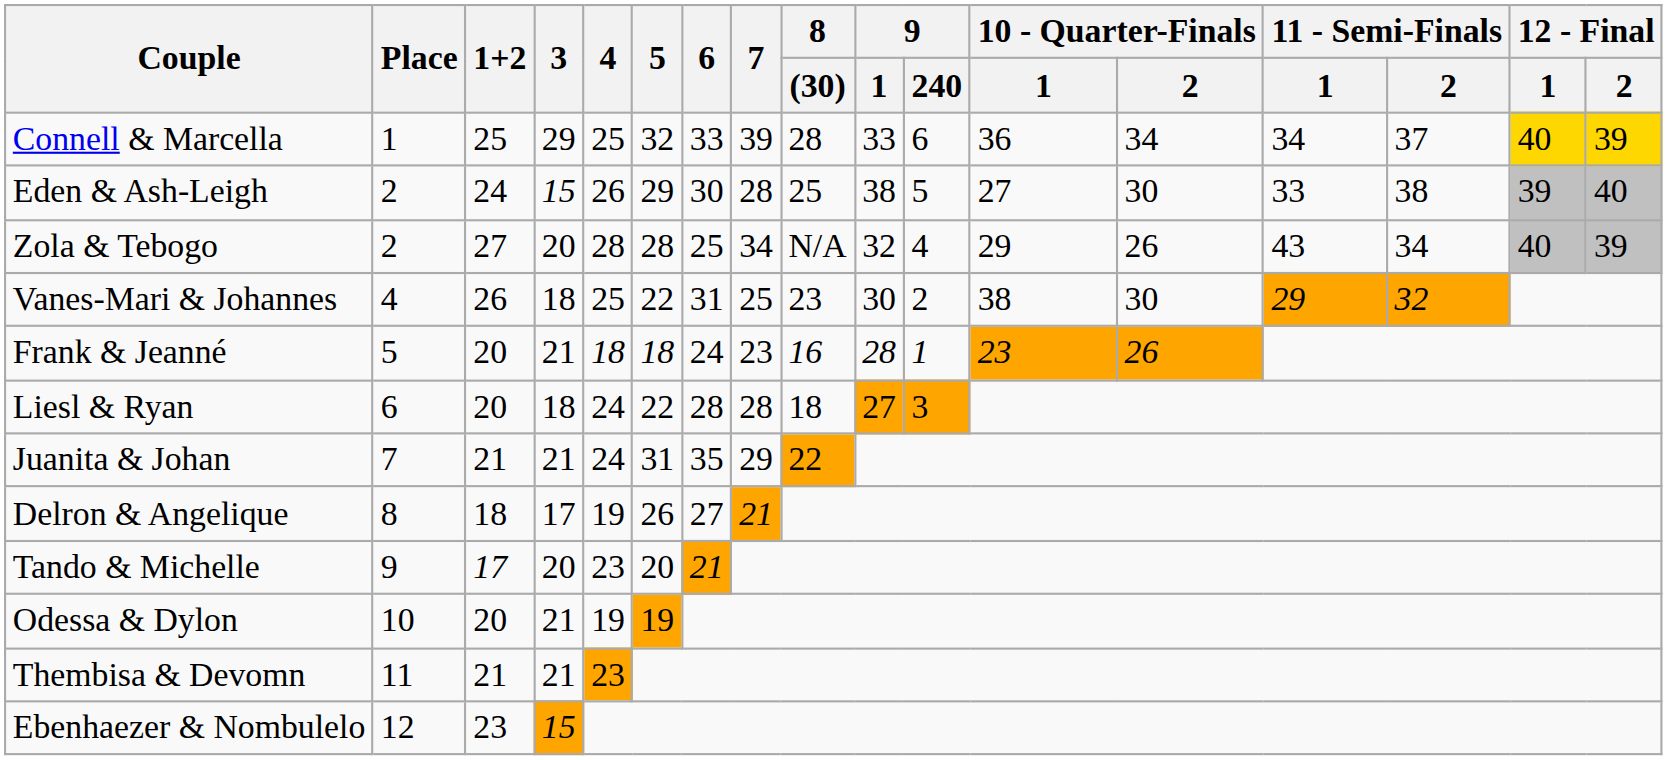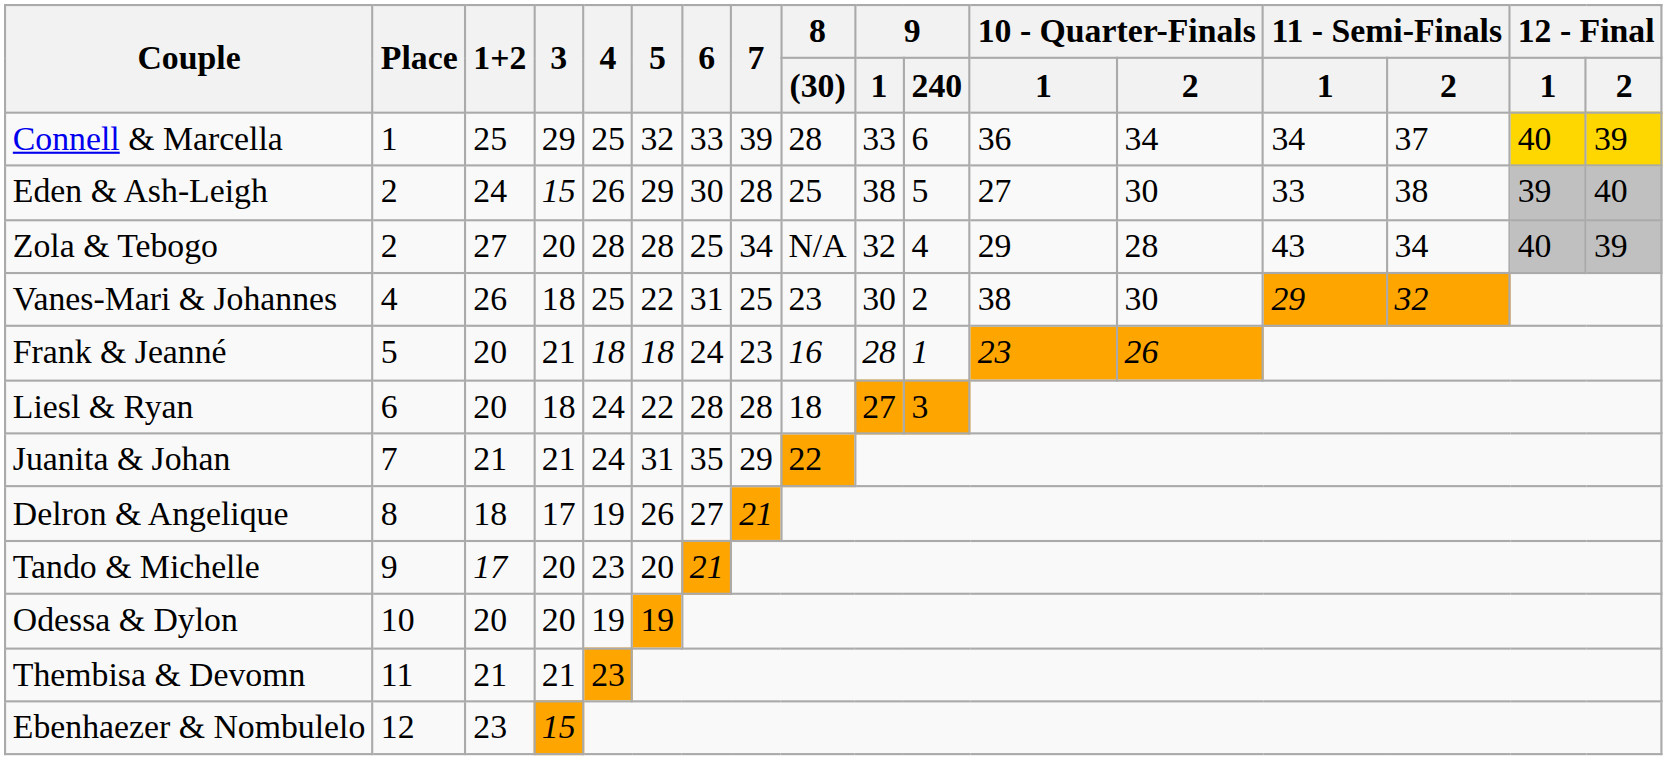(1141, 245) 26 -> (1141, 245) 28
(559, 620) 21 -> (559, 620) 20
